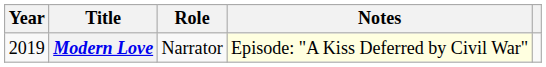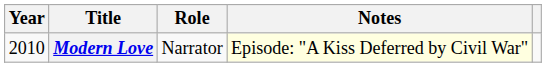(27, 47) 2019 -> (27, 47) 2010
